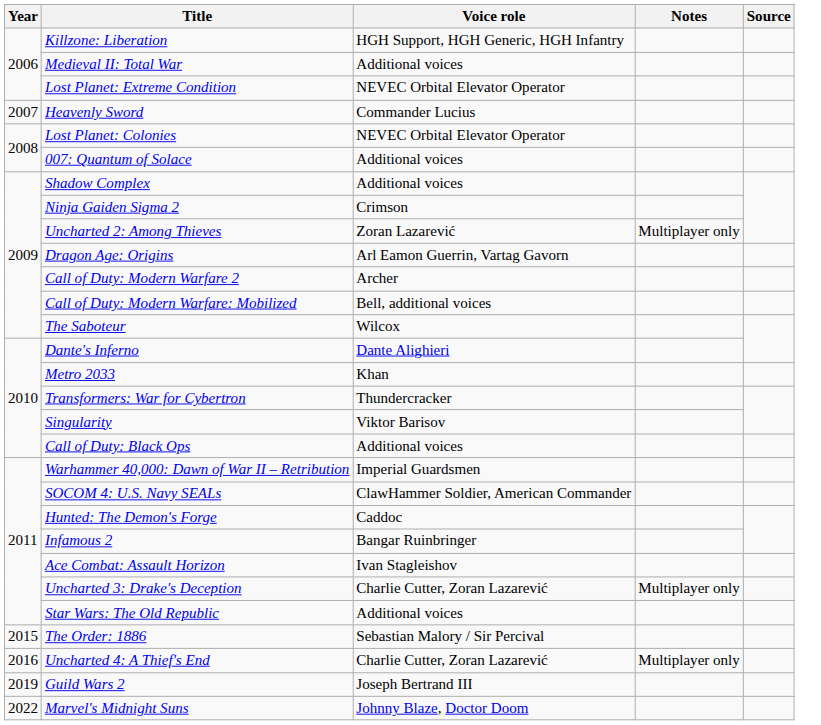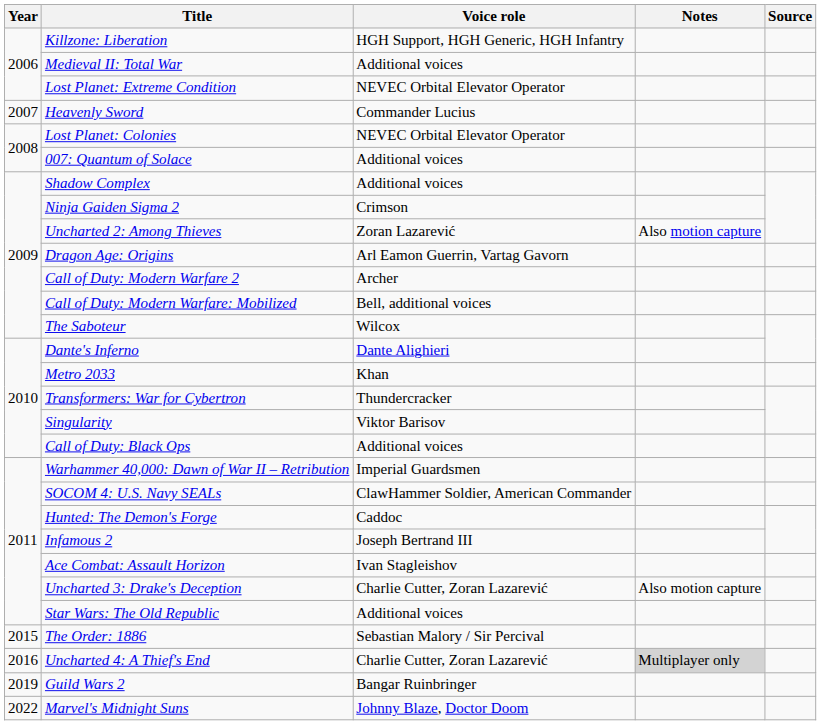(689, 231) Multiplayer only -> (700, 231) Also motion capture
(416, 541) Bangar Ruinbringer -> (414, 541) Joseph Bertrand III
(689, 588) Multiplayer only -> (700, 588) Also motion capture
(689, 660) no background -> (689, 660) lightgrey background
(414, 684) Joseph Bertrand III -> (416, 684) Bangar Ruinbringer
